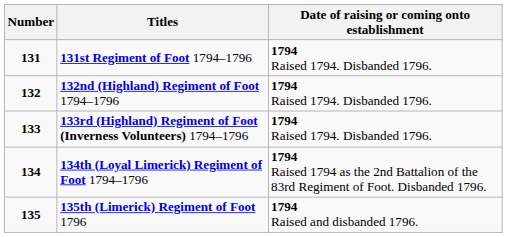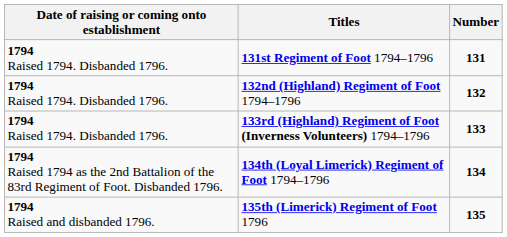columns swapped: (31, 22) <-> (385, 22)
